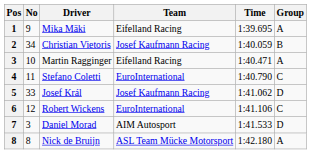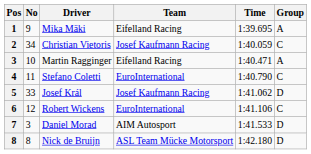(280, 44) B -> (280, 44) C
(280, 141) A -> (280, 141) D
